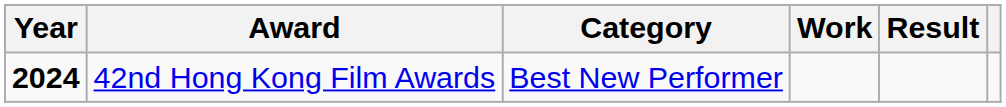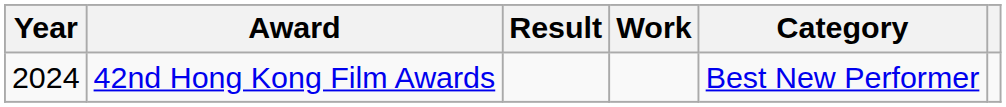columns swapped: (646, 28) <-> (933, 28)
(46, 76) bold -> (46, 76) normal
